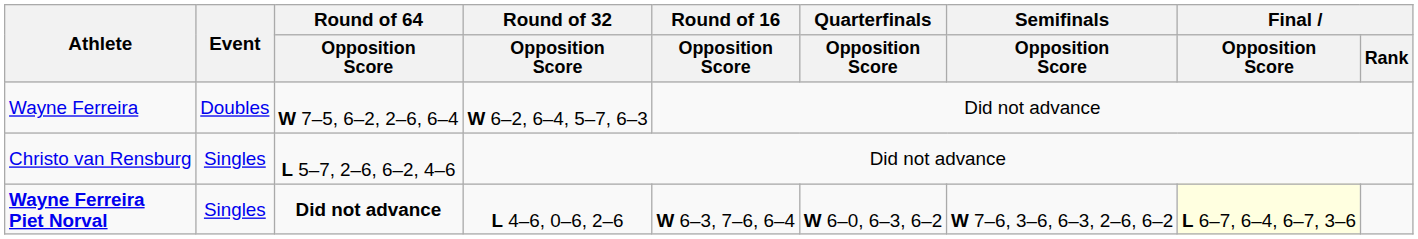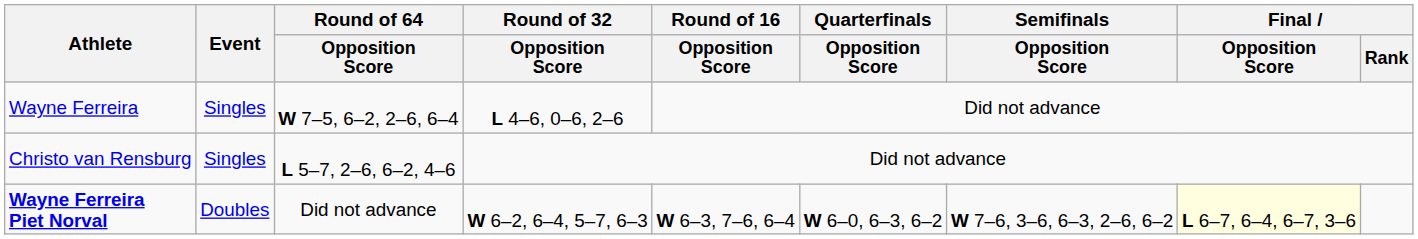(235, 108) Doubles -> (235, 108) Singles
(558, 118) W 6–2, 6–4, 5–7, 6–3 -> (558, 118) L 4–6, 0–6, 2–6
(235, 210) Singles -> (235, 210) Doubles
(368, 210) bold -> (368, 210) normal
(558, 220) L 4–6, 0–6, 2–6 -> (558, 220) W 6–2, 6–4, 5–7, 6–3
